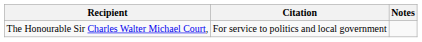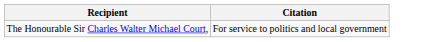- column: (403, 12)
